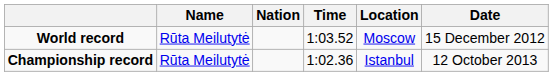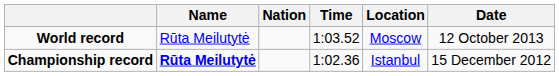(485, 37) 15 December 2012 -> (491, 37) 12 October 2013
(205, 60) normal -> (208, 60) bold
(485, 60) 12 October 2013 -> (491, 60) 15 December 2012
